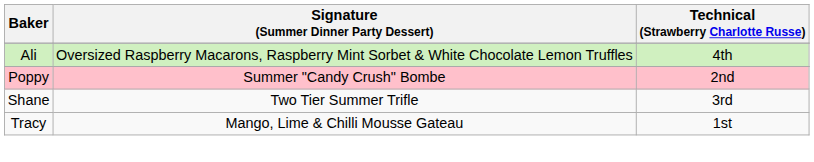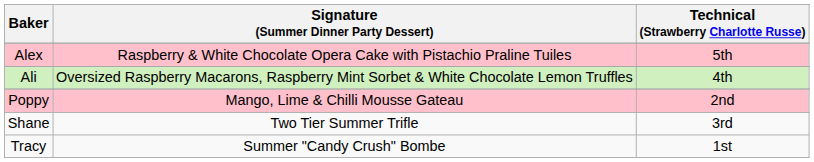+ row: (29, 54)
(344, 77) Summer "Candy Crush" Bombe -> (344, 100) Mango, Lime & Chilli Mousse Gateau
(344, 123) Mango, Lime & Chilli Mousse Gateau -> (344, 146) Summer "Candy Crush" Bombe
